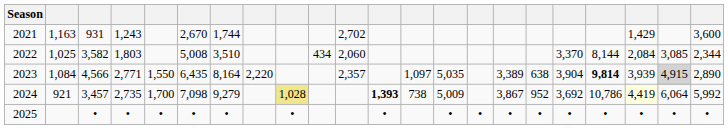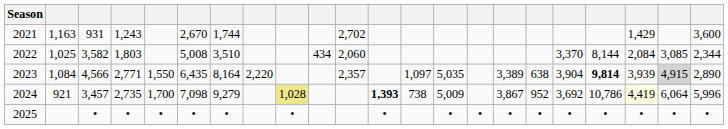(707, 94) 5,992 -> (707, 94) 5,996
